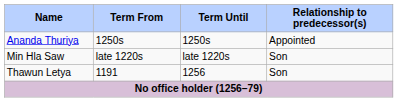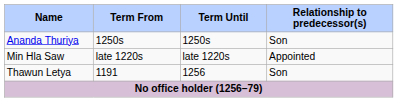(292, 40) Appointed -> (278, 40) Son
(278, 56) Son -> (292, 56) Appointed
